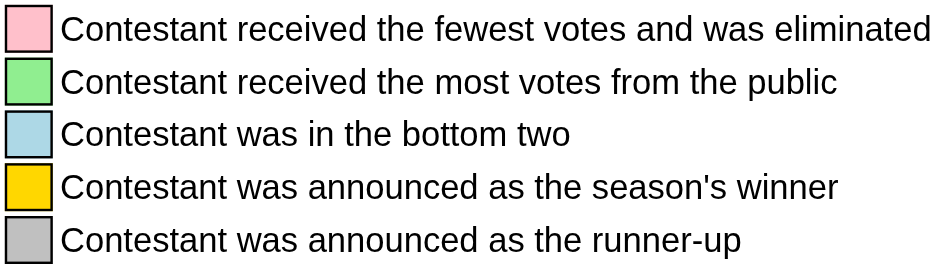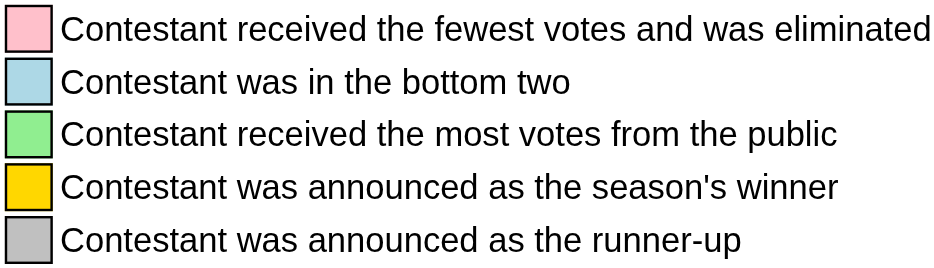rows swapped: (315, 134) <-> (449, 82)
